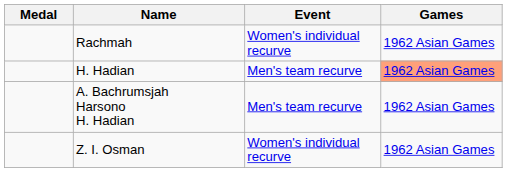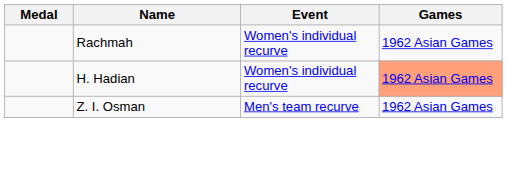(305, 71) Men's team recurve -> (300, 78) Women's individual recurve
- row: (122, 106)
(303, 149) Women's individual recurve -> (301, 106) Men's team recurve
